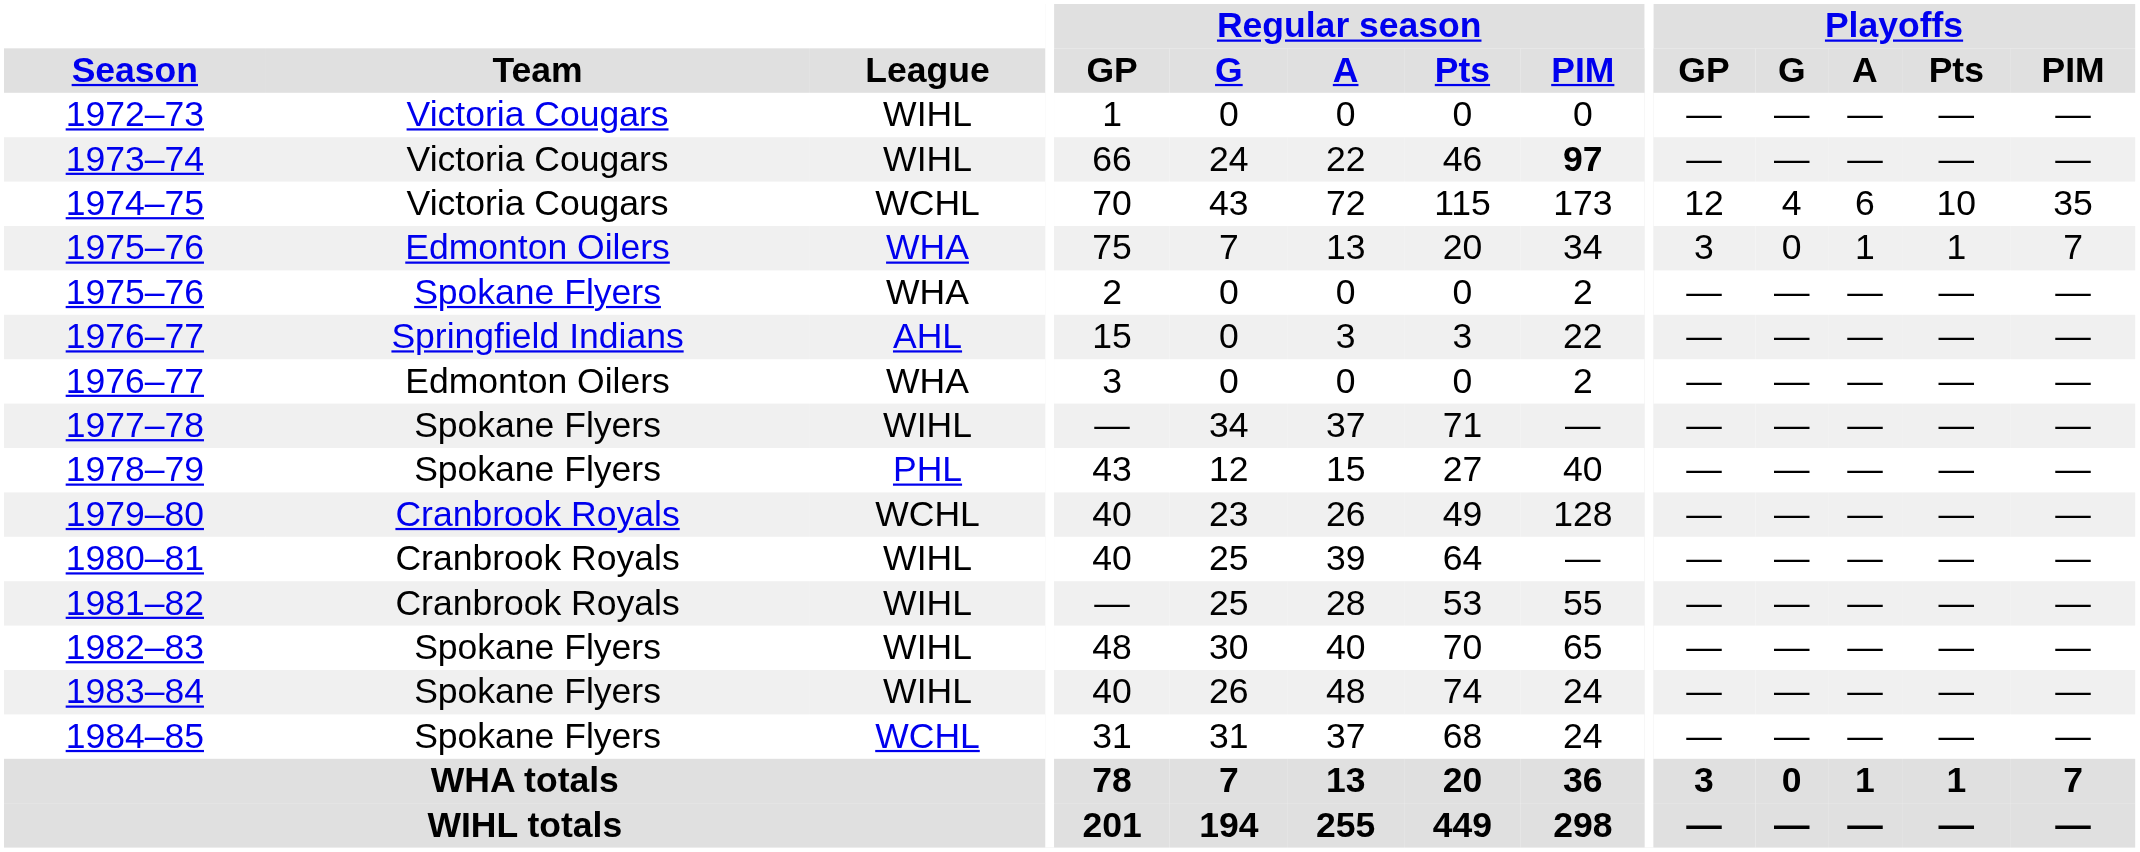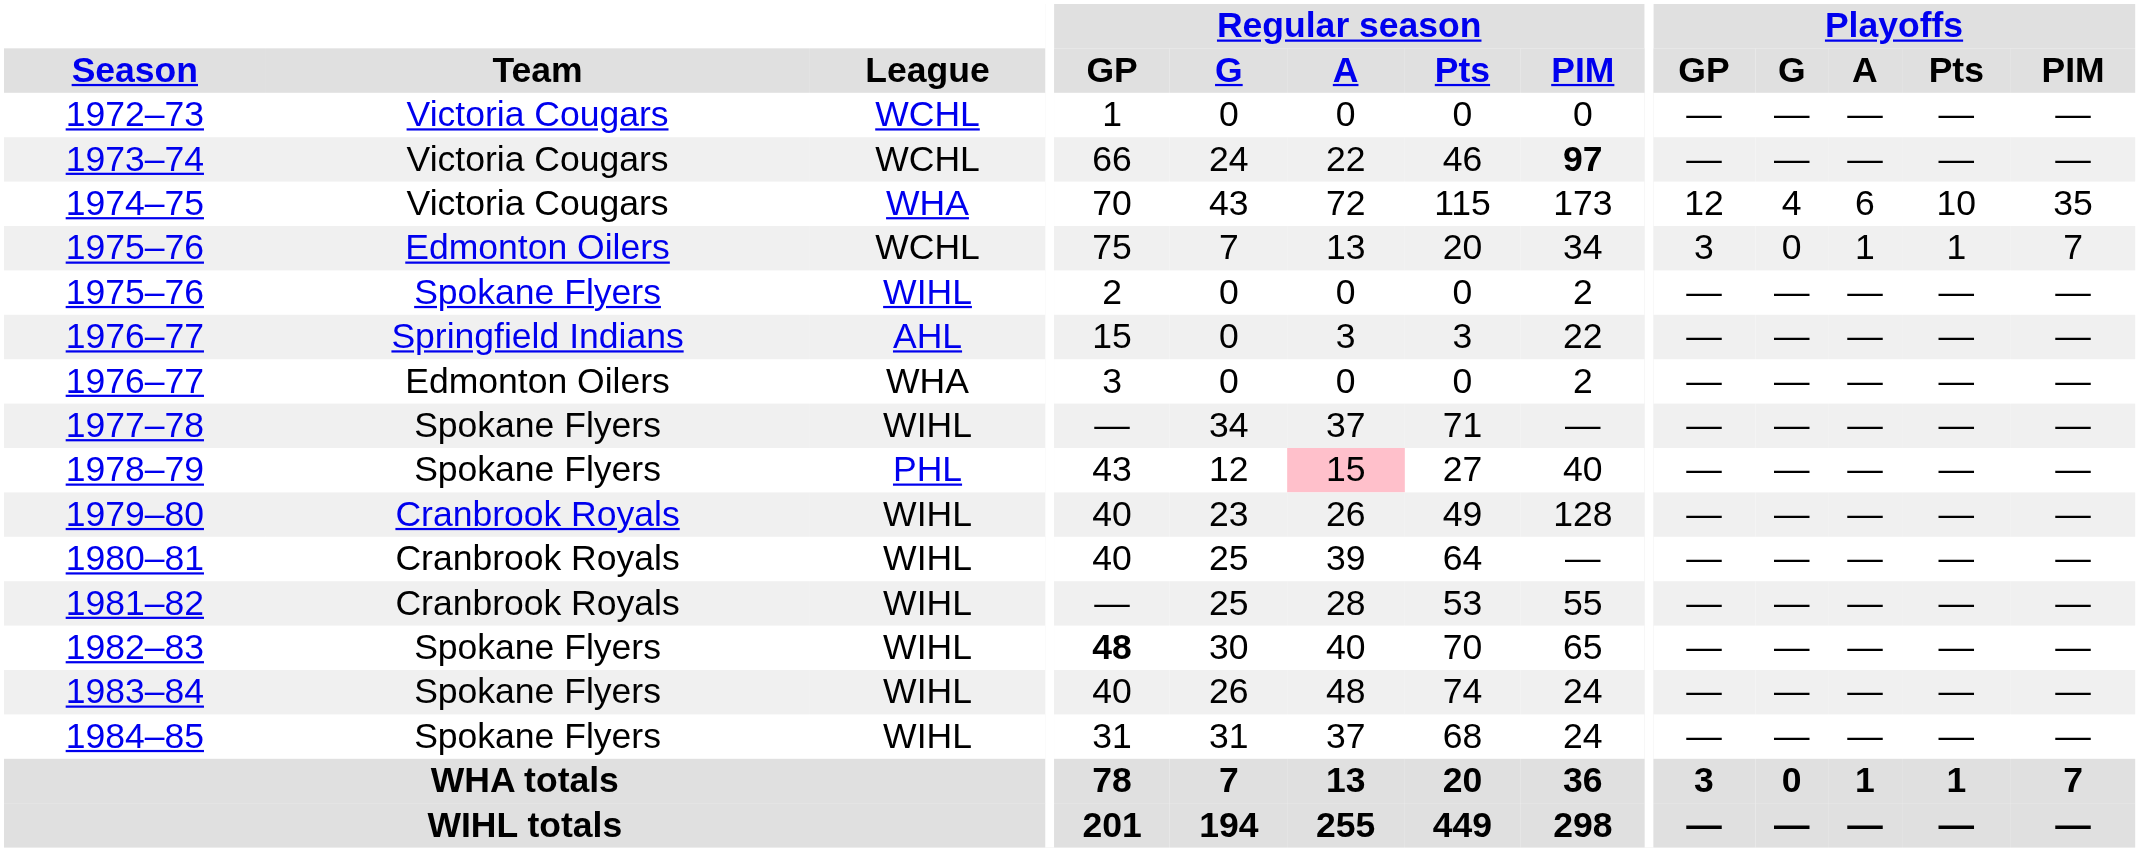(928, 114) WIHL -> (928, 114) WCHL
(928, 158) WIHL -> (928, 158) WCHL
(928, 203) WCHL -> (928, 203) WHA
(928, 247) WHA -> (928, 247) WCHL
(928, 291) WHA -> (928, 291) WIHL
(1346, 469) no background -> (1346, 469) pink background
(928, 513) WCHL -> (928, 513) WIHL
(1112, 647) normal -> (1112, 647) bold
(928, 735) WCHL -> (928, 735) WIHL
